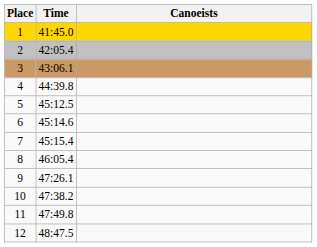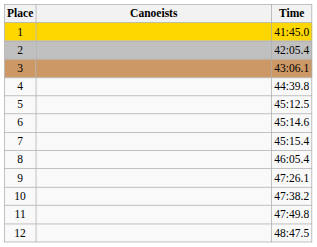columns swapped: (194, 13) <-> (56, 13)
